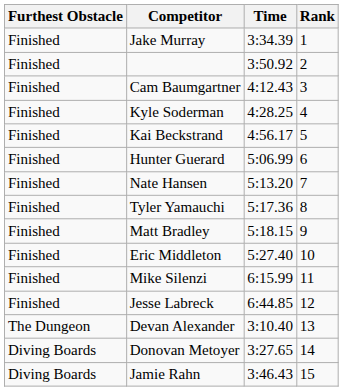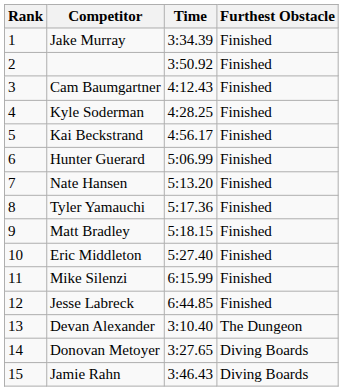columns swapped: (317, 16) <-> (65, 16)
